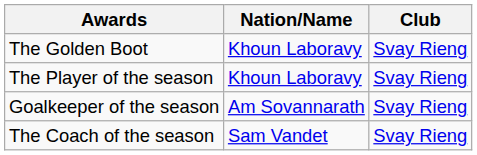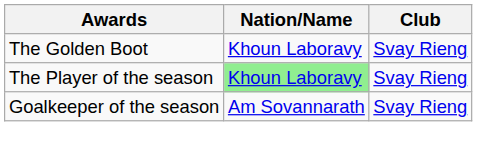(295, 78) no background -> (295, 78) lightgreen background
- row: (112, 136)
